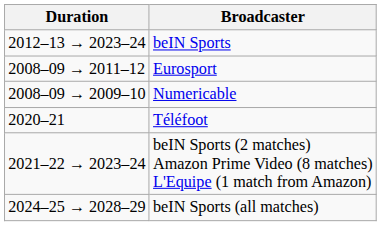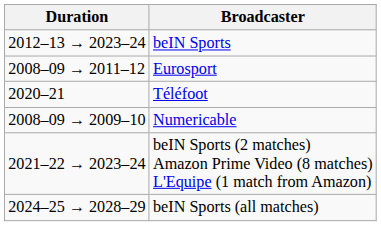rows swapped: (195, 94) <-> (180, 119)
